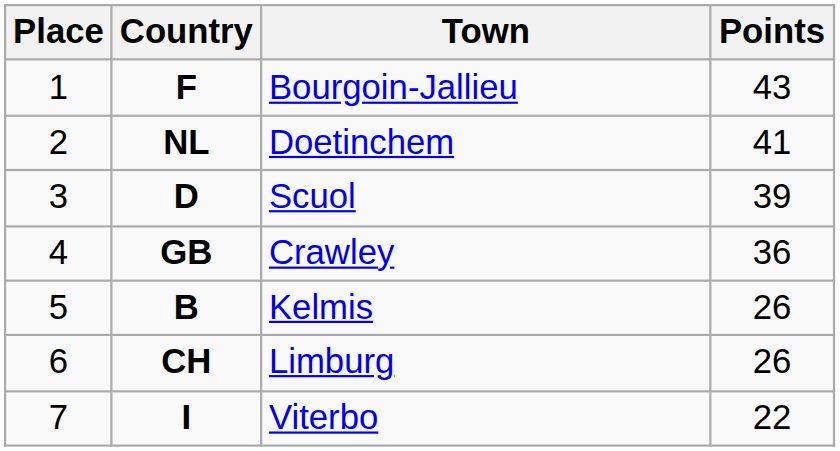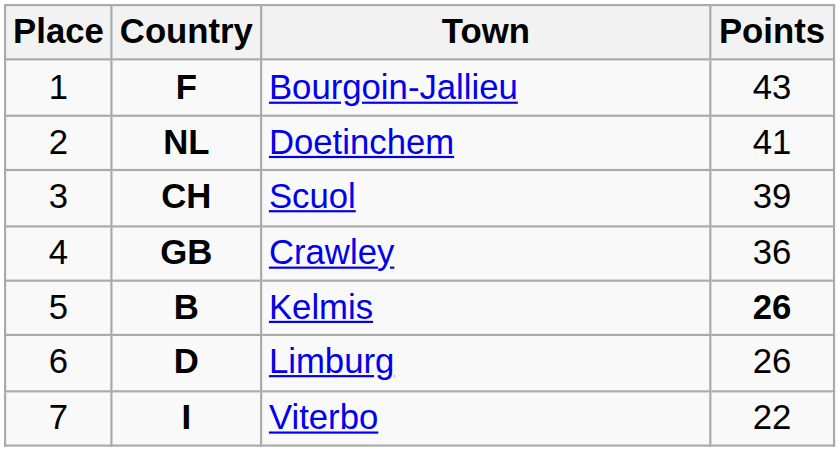(186, 197) D -> (186, 197) CH
(772, 307) normal -> (772, 307) bold
(186, 362) CH -> (186, 362) D
